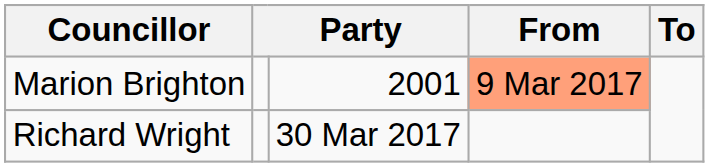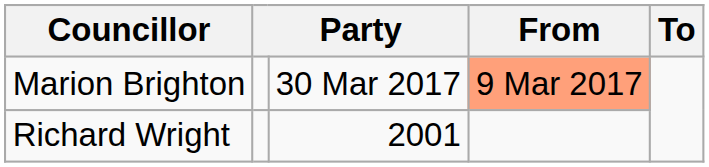(424, 82) 2001 -> (368, 82) 30 Mar 2017
(368, 135) 30 Mar 2017 -> (424, 135) 2001
